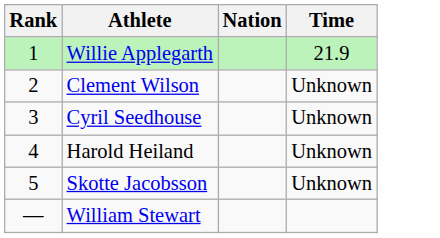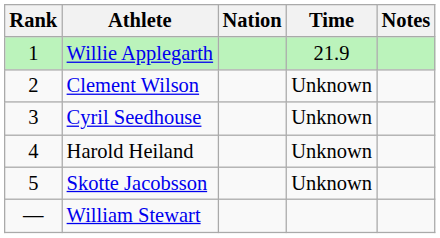+ column: (406, 20)
